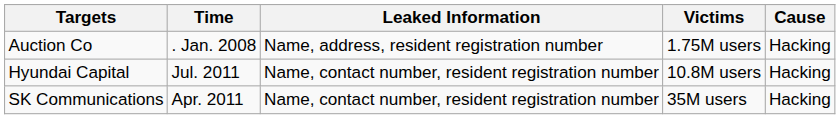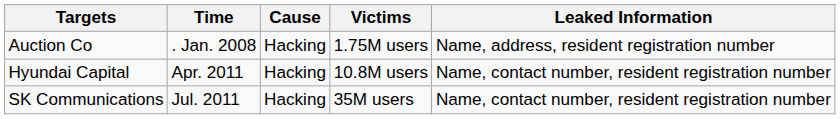columns swapped: (800, 18) <-> (462, 18)
(206, 72) Jul. 2011 -> (207, 72) Apr. 2011
(207, 99) Apr. 2011 -> (206, 99) Jul. 2011
